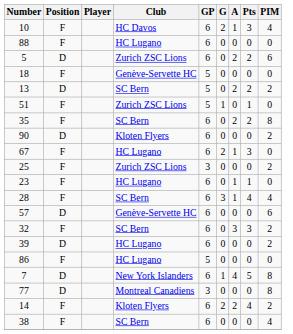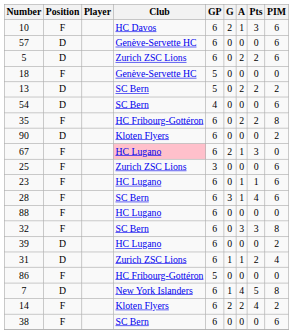(270, 27) 4 -> (277, 27) 6
rows swapped: (24, 213) <-> (24, 43)
+ row: (24, 105)
- row: (24, 105)
(132, 120) SC Bern -> (159, 120) HC Fribourg-Gottéron
(138, 151) no background -> (138, 151) pink background
(270, 167) 2 -> (277, 167) 6
(270, 182) 0 -> (277, 182) 6
(270, 197) 4 -> (277, 197) 6
(270, 228) 2 -> (277, 228) 8
+ row: (24, 259)
(138, 259) HC Lugano -> (159, 275) HC Fribourg-Gottéron
- row: (24, 290)
(270, 321) 4 -> (277, 321) 6
